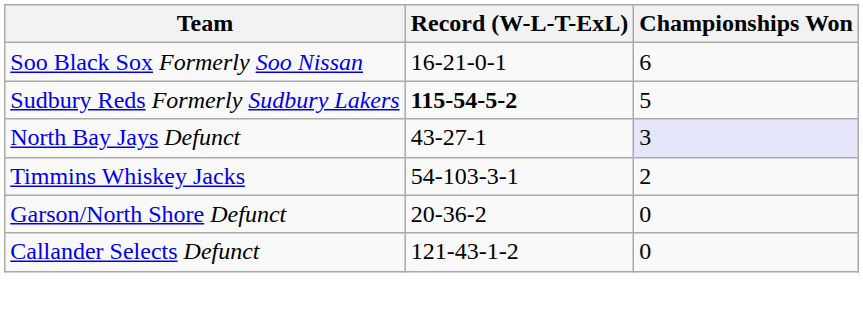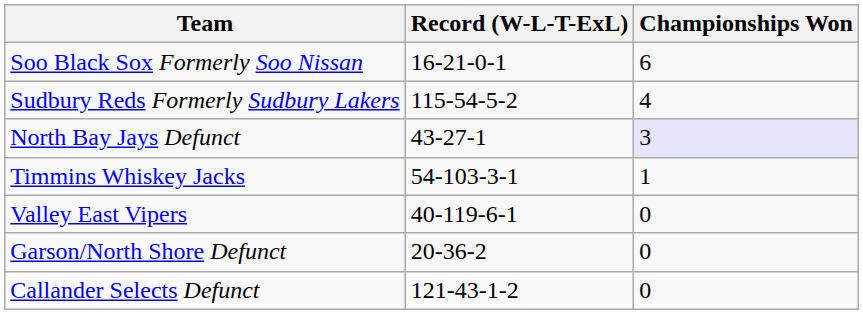(464, 99) bold -> (464, 99) normal
(645, 99) 5 -> (645, 99) 4
(645, 175) 2 -> (645, 175) 1
+ row: (99, 213)
